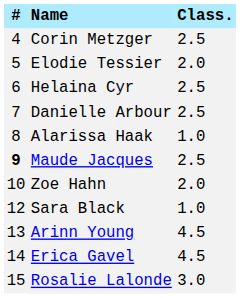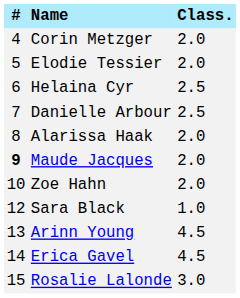(191, 40) 2.5 -> (191, 40) 2.0
(191, 137) 1.0 -> (191, 137) 2.0
(191, 161) 2.5 -> (191, 161) 2.0
